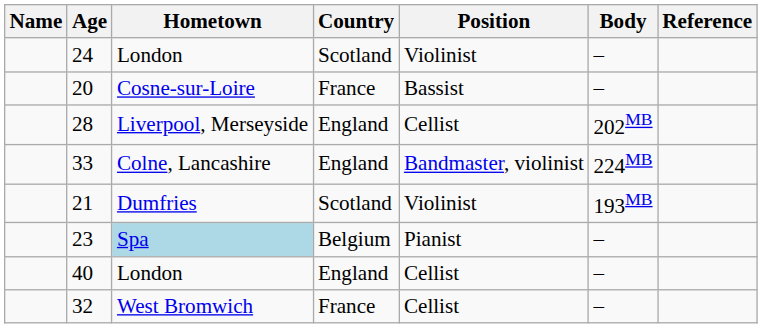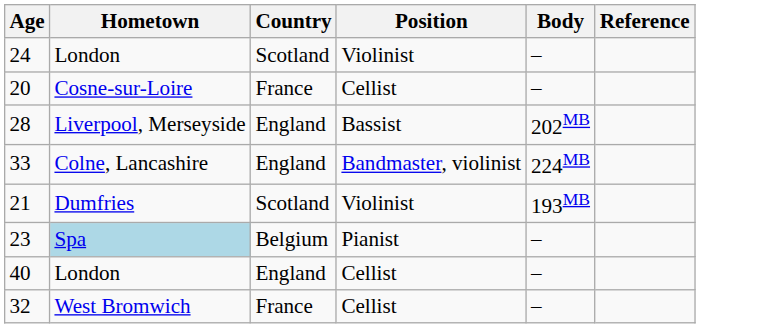- column: (36, 21)
(434, 88) Bassist -> (369, 88) Cellist
(431, 124) Cellist -> (371, 124) Bassist
